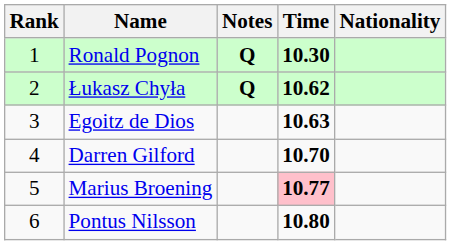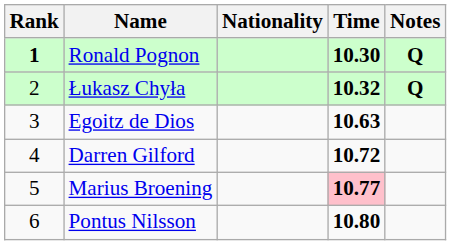columns swapped: (390, 21) <-> (247, 21)
(34, 54) normal -> (34, 54) bold
(306, 88) 10.62 -> (356, 88) 10.32
(306, 155) 10.70 -> (356, 155) 10.72
